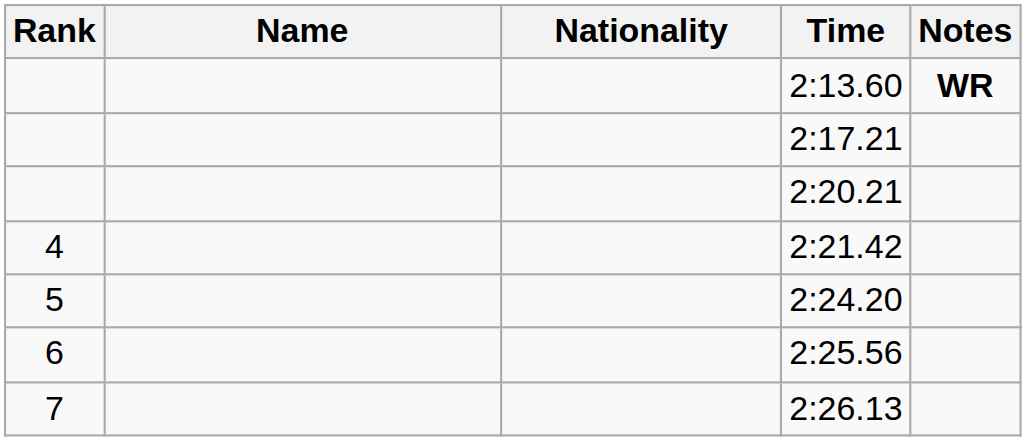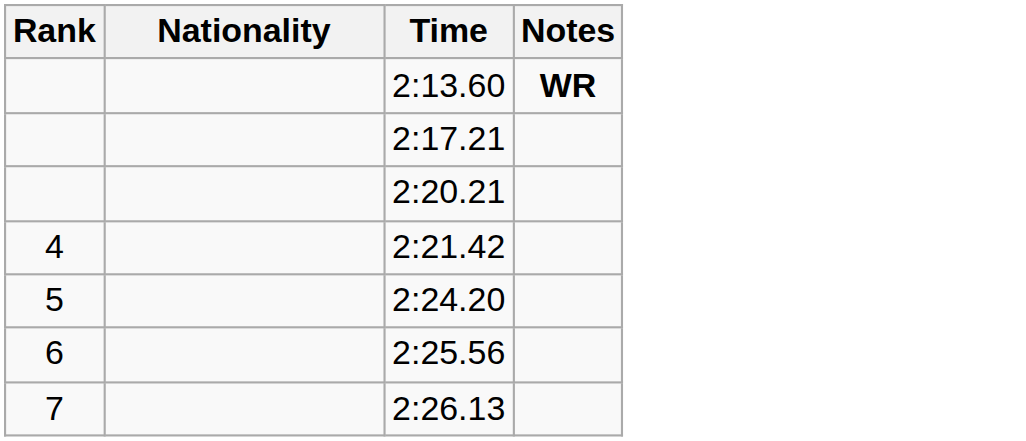- column: (302, 31)
